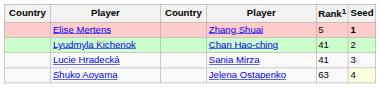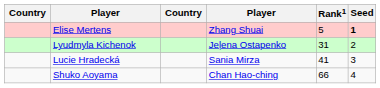(243, 45) Chan Hao-ching -> (247, 45) Jeļena Ostapenko
(324, 45) 41 -> (324, 45) 31
(247, 75) Jeļena Ostapenko -> (243, 75) Chan Hao-ching
(324, 75) 63 -> (324, 75) 66
(353, 75) lightyellow background -> (353, 75) no background
